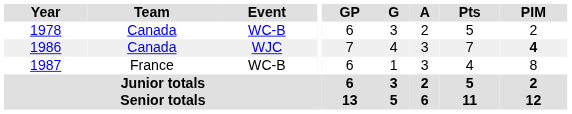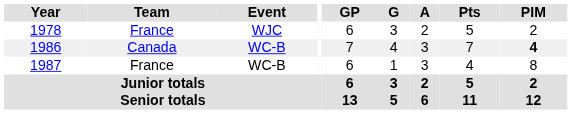(152, 30) Canada -> (152, 30) France
(267, 30) WC-B -> (267, 30) WJC
(267, 48) WJC -> (267, 48) WC-B
